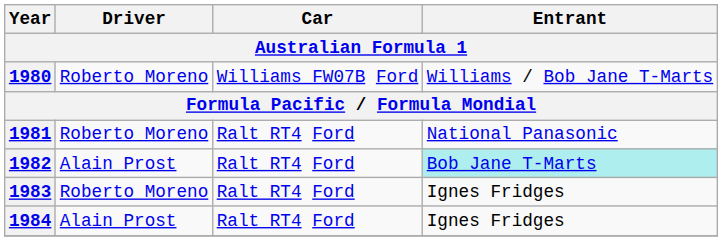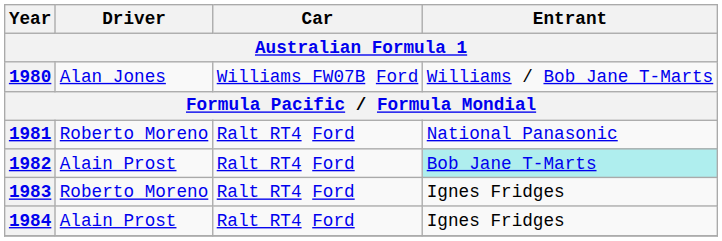(134, 77) Roberto Moreno -> (113, 77) Alan Jones
